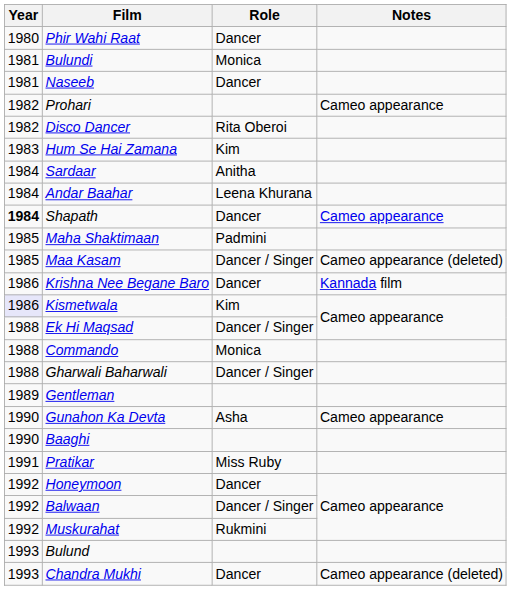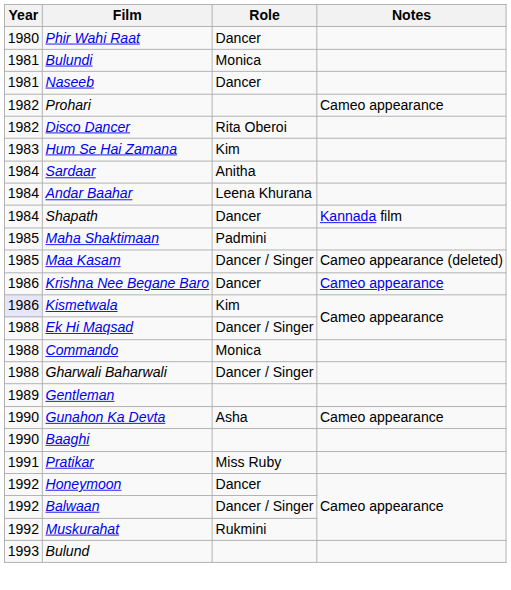(23, 216) bold -> (23, 216) normal
(382, 216) Cameo appearance -> (361, 216) Kannada film
(361, 283) Kannada film -> (382, 283) Cameo appearance
- row: (93, 573)
